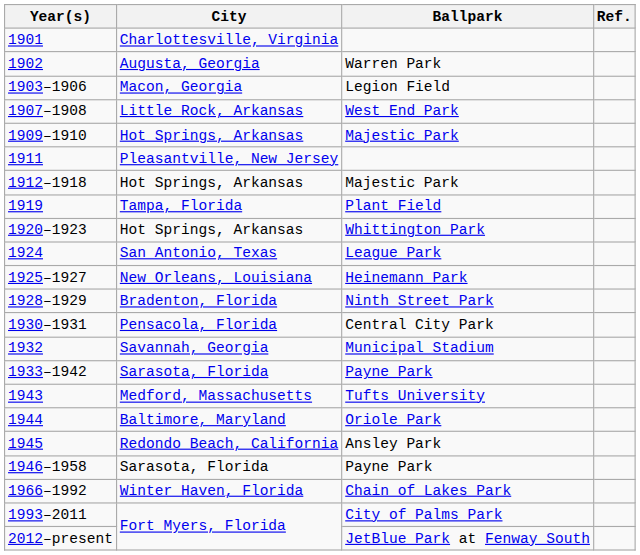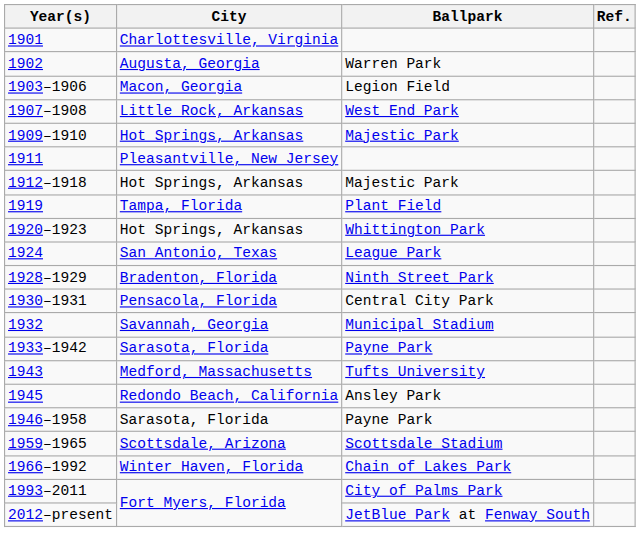- row: (47, 277)
- row: (26, 420)
+ row: (47, 444)
